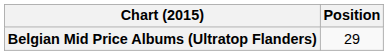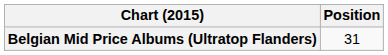(352, 38) 29 -> (352, 38) 31
